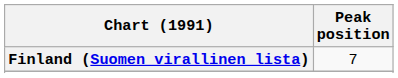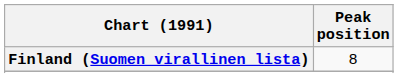(353, 59) 7 -> (353, 59) 8
